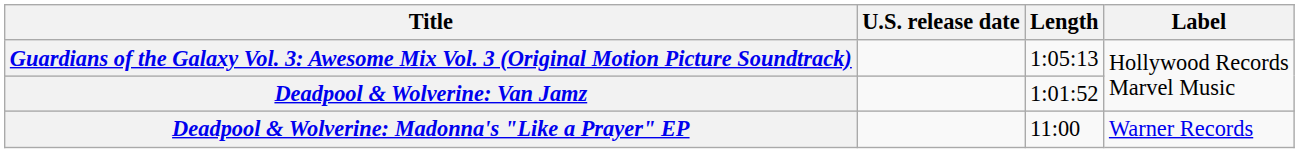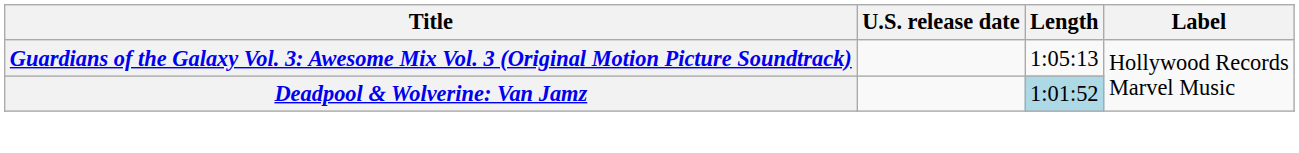(1064, 93) no background -> (1064, 93) lightblue background
- row: (431, 128)
